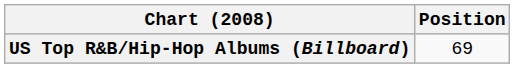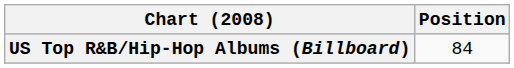(462, 49) 69 -> (462, 49) 84
